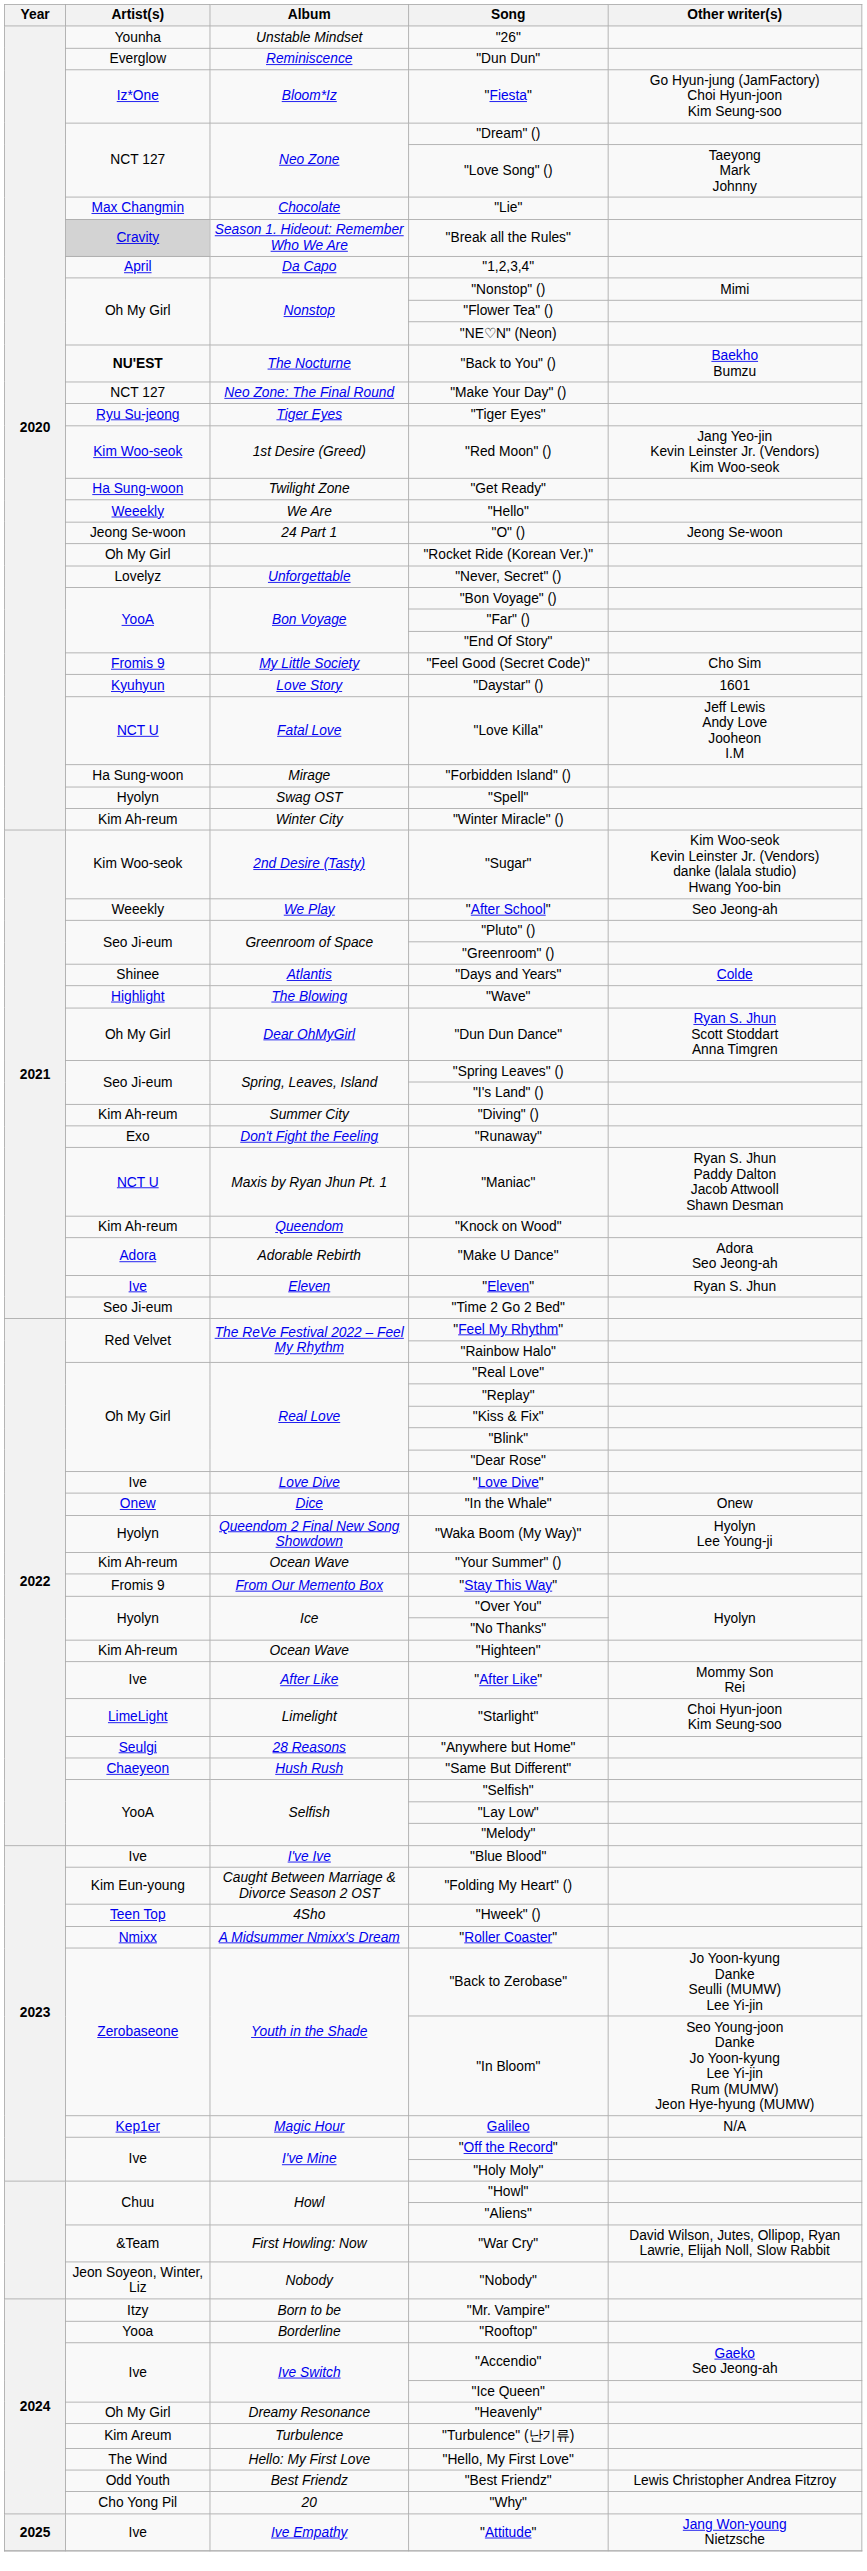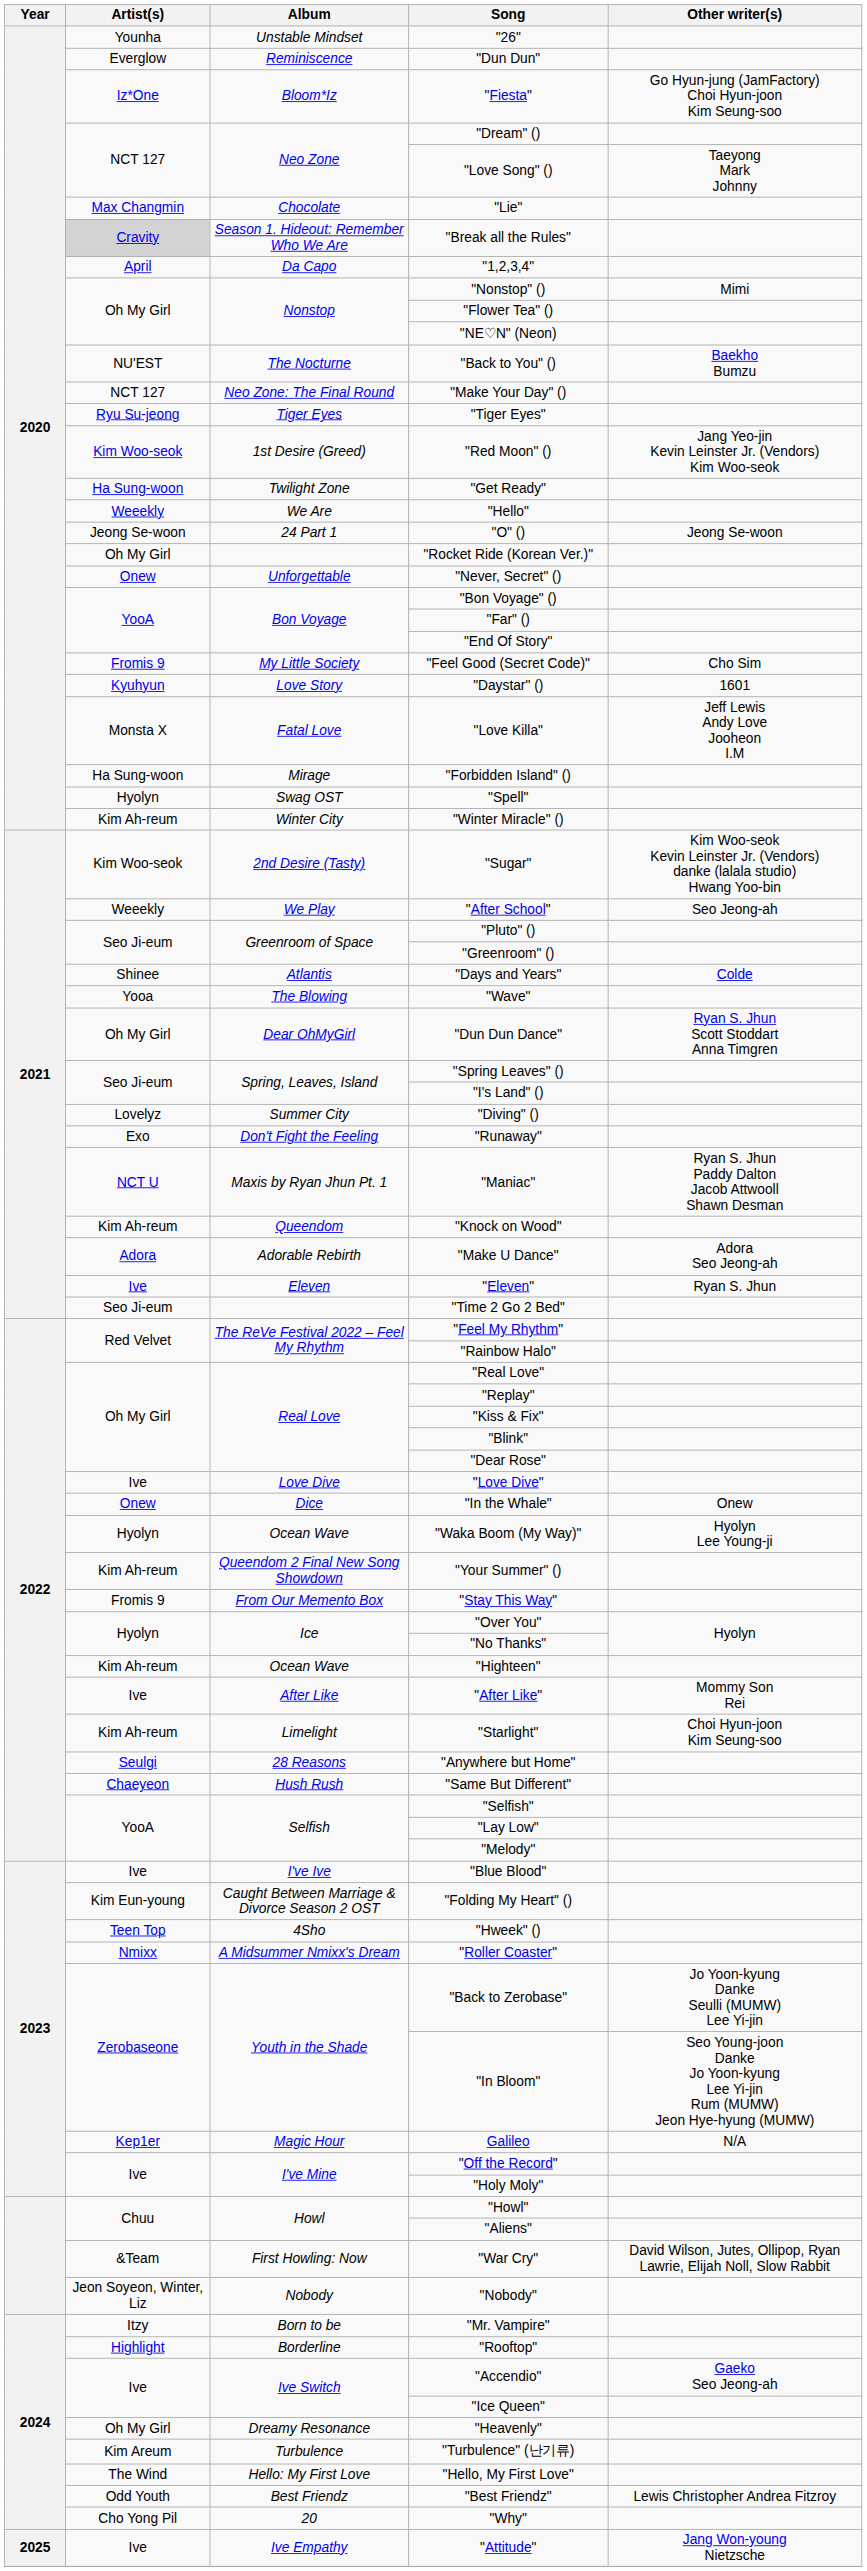(138, 363) bold -> (138, 363) normal
(138, 576) Lovelyz -> (138, 576) Onew
(138, 730) NCT U -> (138, 730) Monsta X
(138, 996) Highlight -> (138, 996) Yooa
(138, 1115) Kim Ah-reum -> (138, 1115) Lovelyz
(309, 1533) Queendom 2 Final New Song Showdown -> (309, 1533) Ocean Wave
(309, 1563) Ocean Wave -> (309, 1571) Queendom 2 Final New Song Showdown
(138, 1717) LimeLight -> (138, 1733) Kim Ah-reum
(138, 2332) Yooa -> (138, 2347) Highlight
